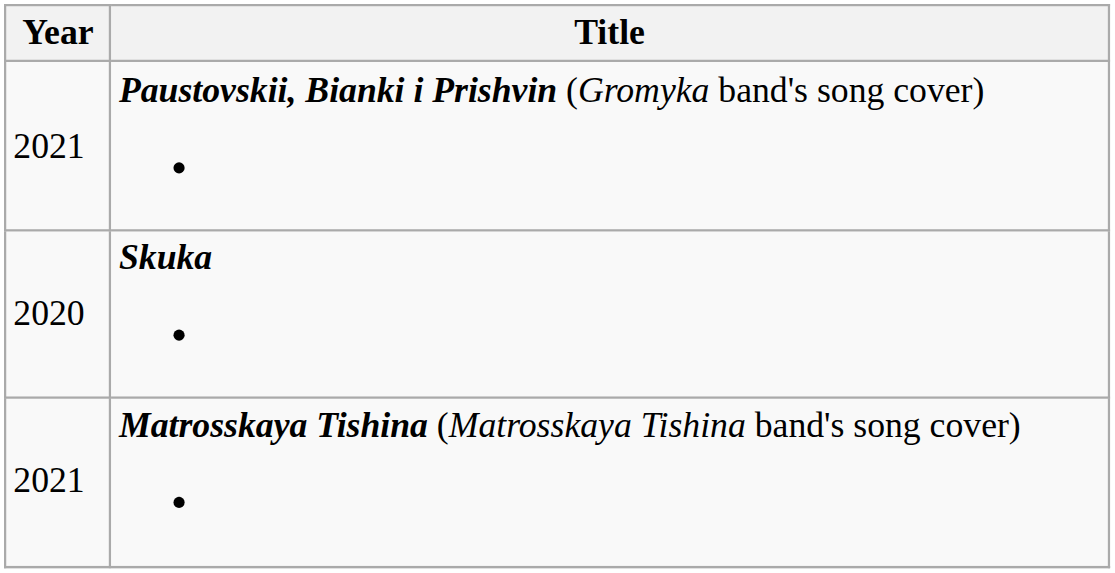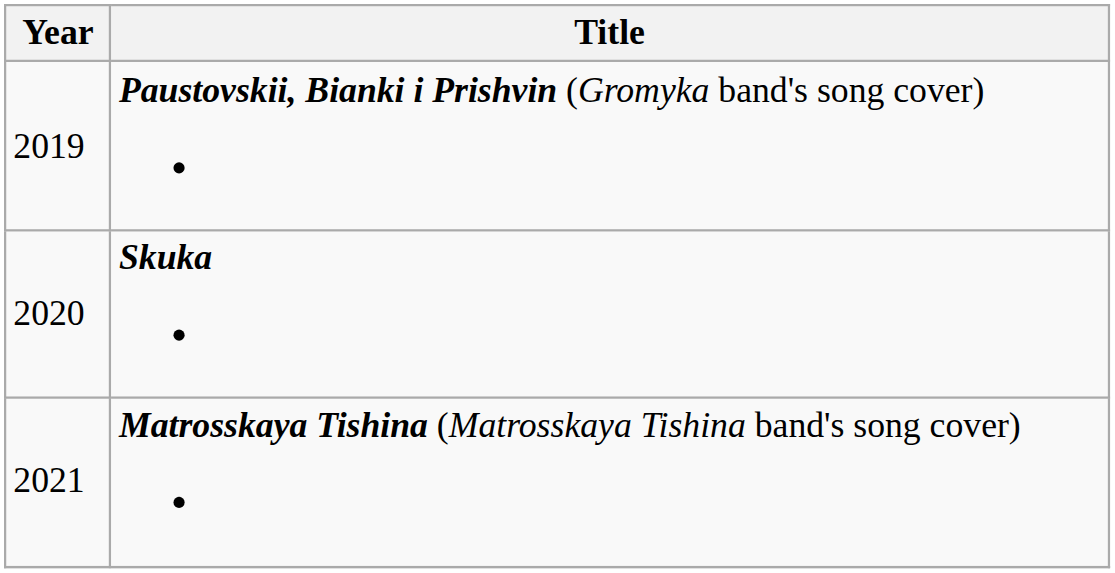(49, 145) 2021 -> (49, 145) 2019
